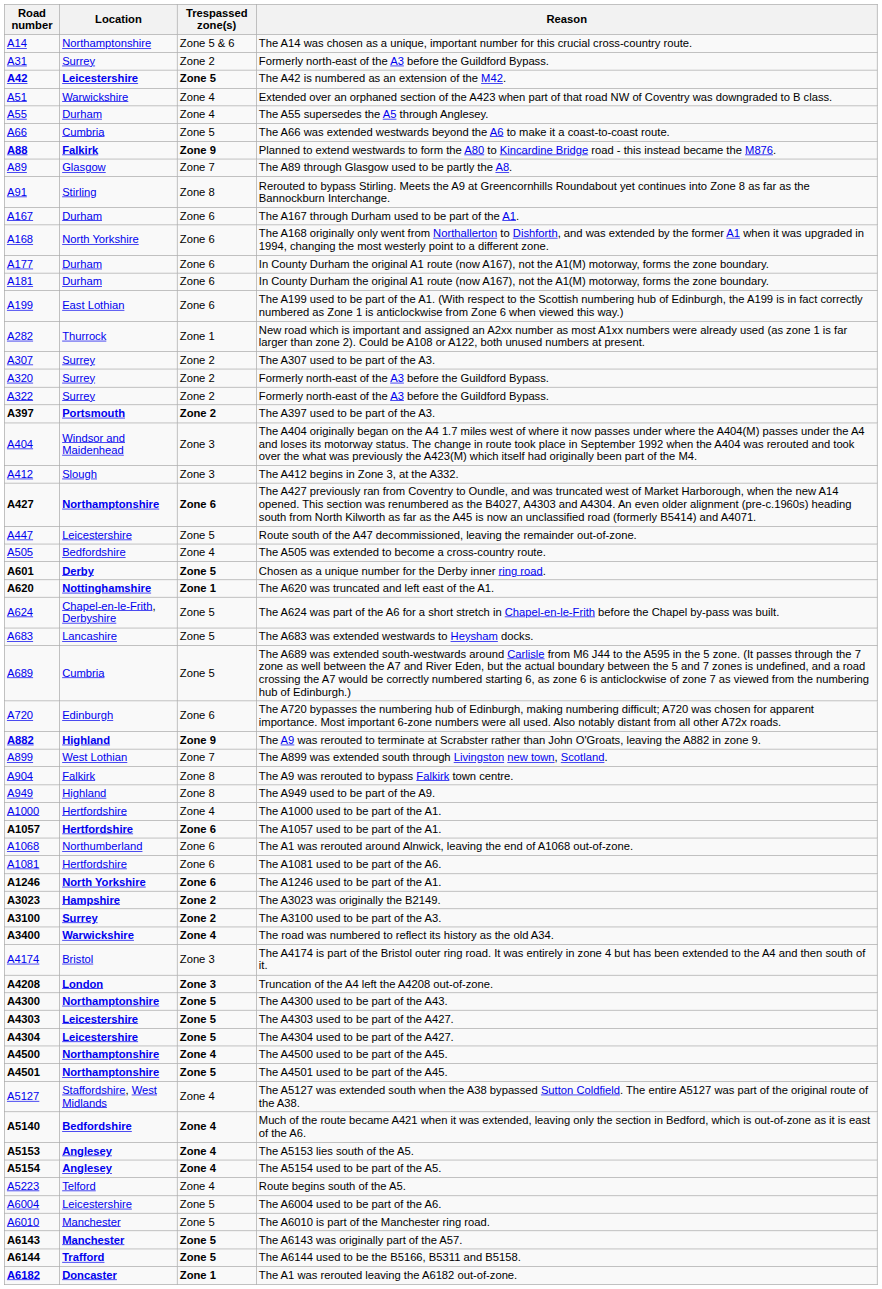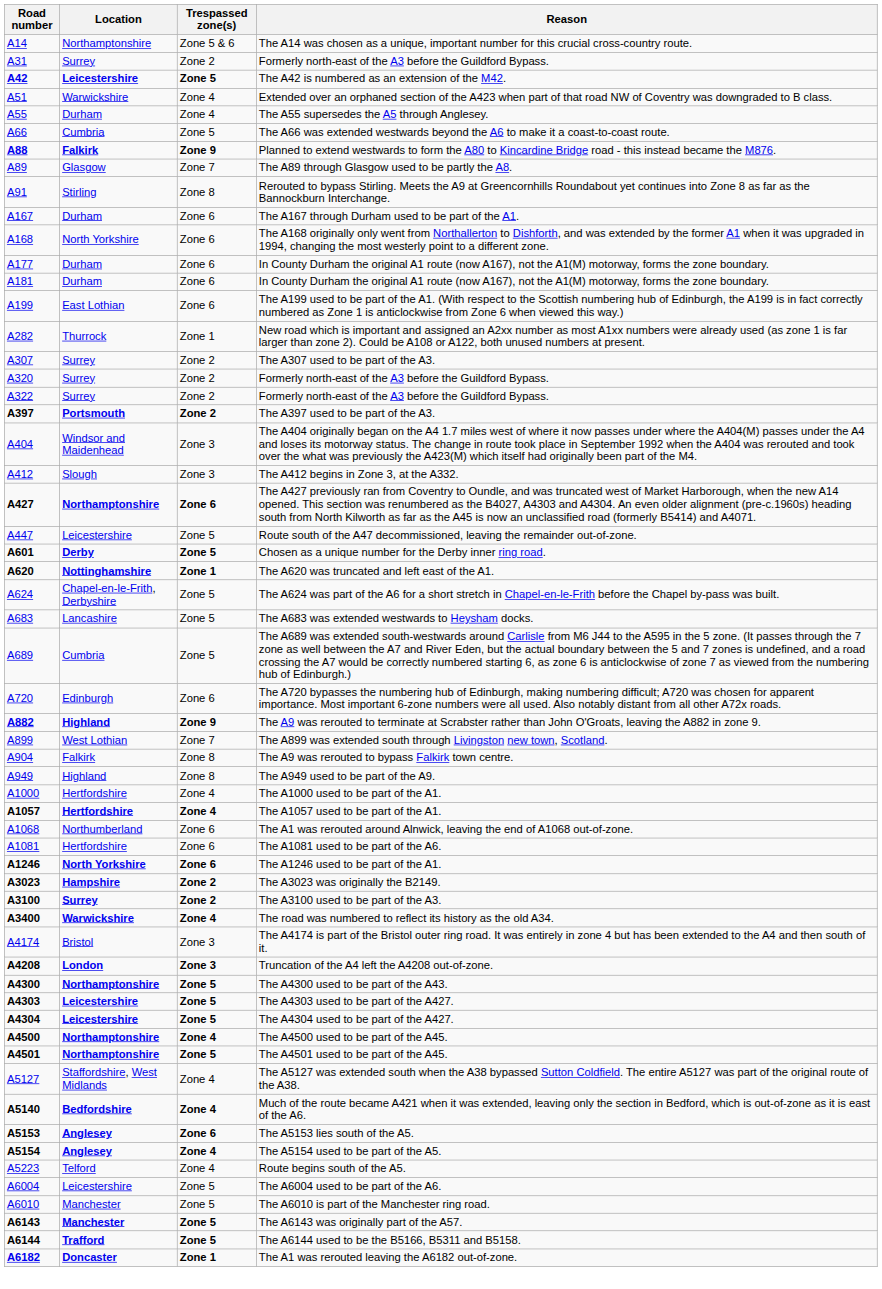- row: (20, 553)
(198, 829) Zone 6 -> (198, 811) Zone 4
(198, 1151) Zone 4 -> (198, 1133) Zone 6
